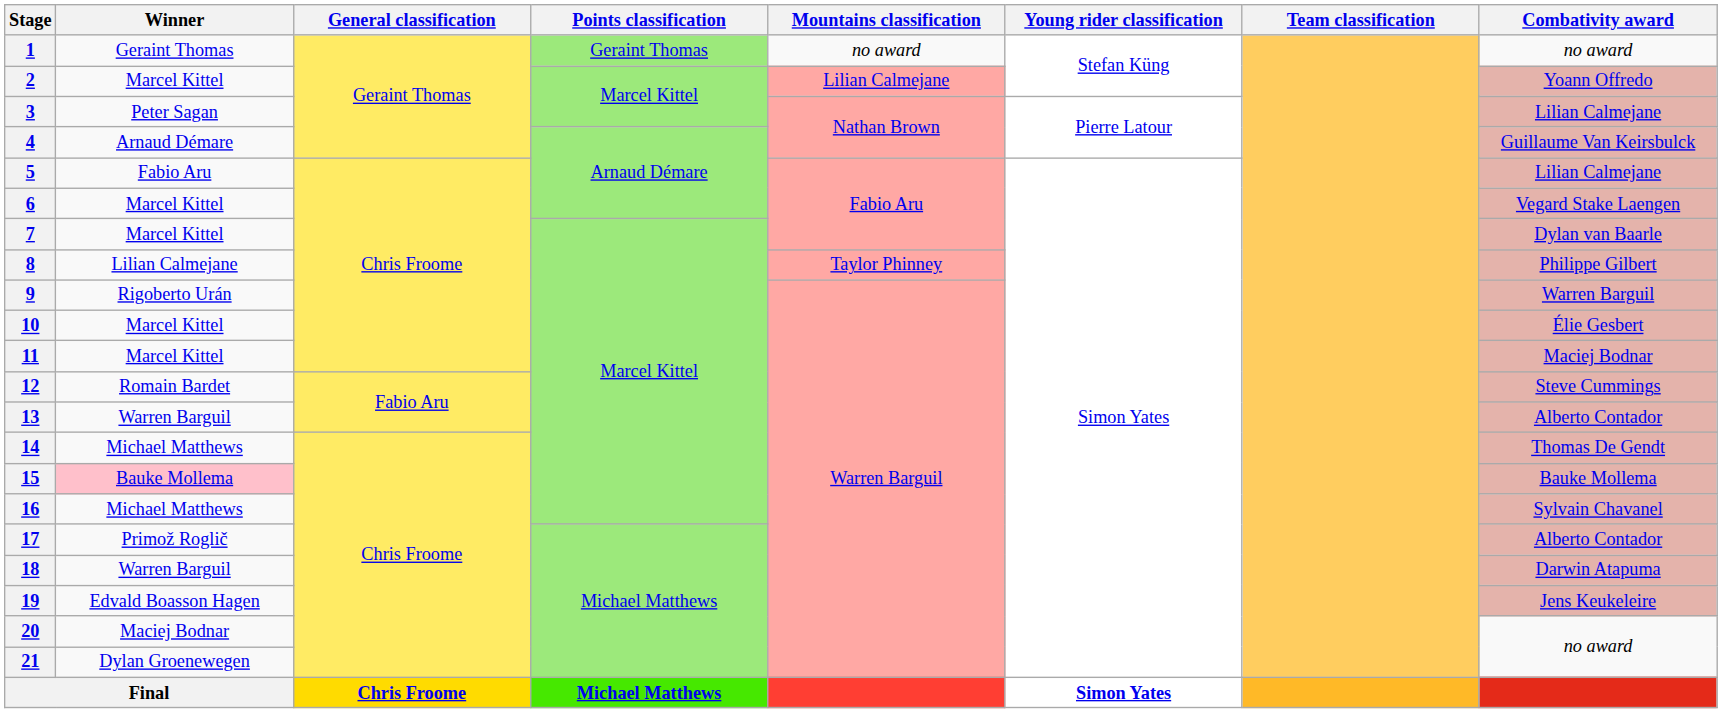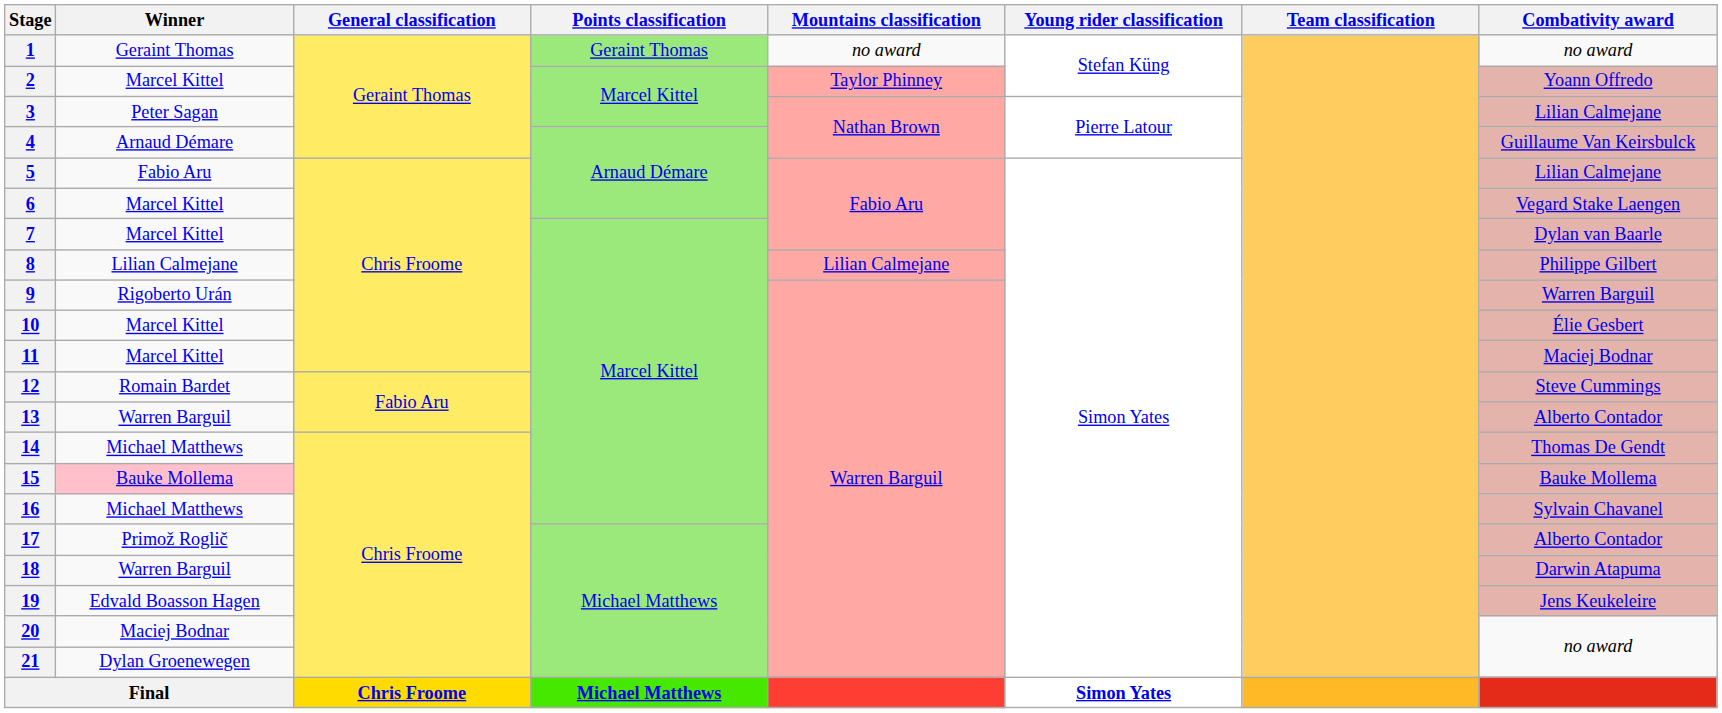(886, 81) Lilian Calmejane -> (886, 81) Taylor Phinney
(886, 264) Taylor Phinney -> (886, 264) Lilian Calmejane
